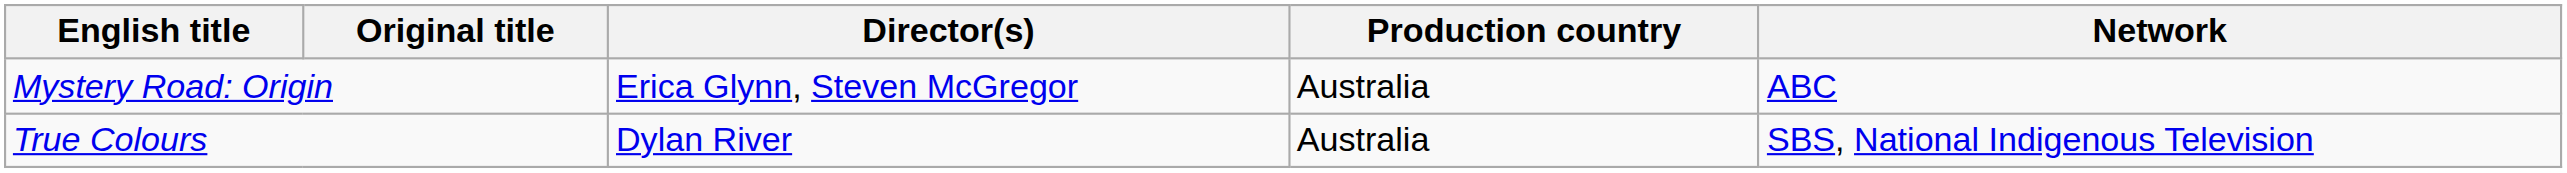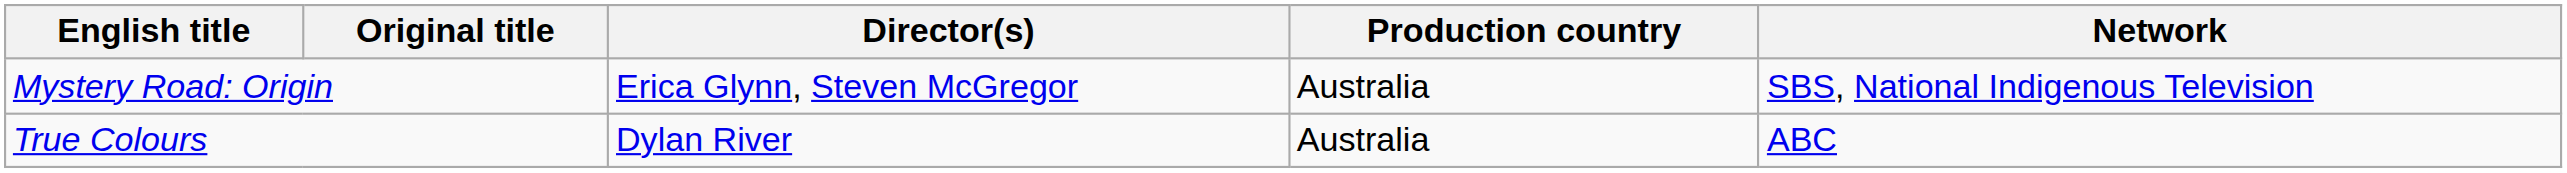(1802, 85) ABC -> (2040, 85) SBS, National Indigenous Television
(2040, 139) SBS, National Indigenous Television -> (1802, 139) ABC
